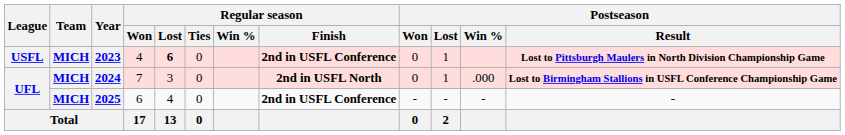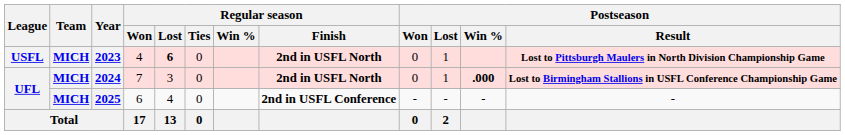(329, 57) 2nd in USFL Conference -> (329, 57) 2nd in USFL North
(483, 78) normal -> (483, 78) bold
